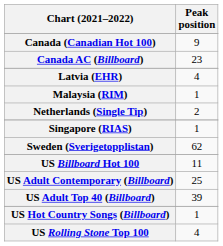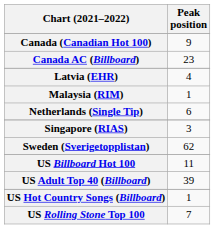(197, 111) 2 -> (189, 111) 6
(197, 128) 1 -> (189, 128) 3
- row: (90, 180)
(197, 232) 4 -> (189, 215) 7
